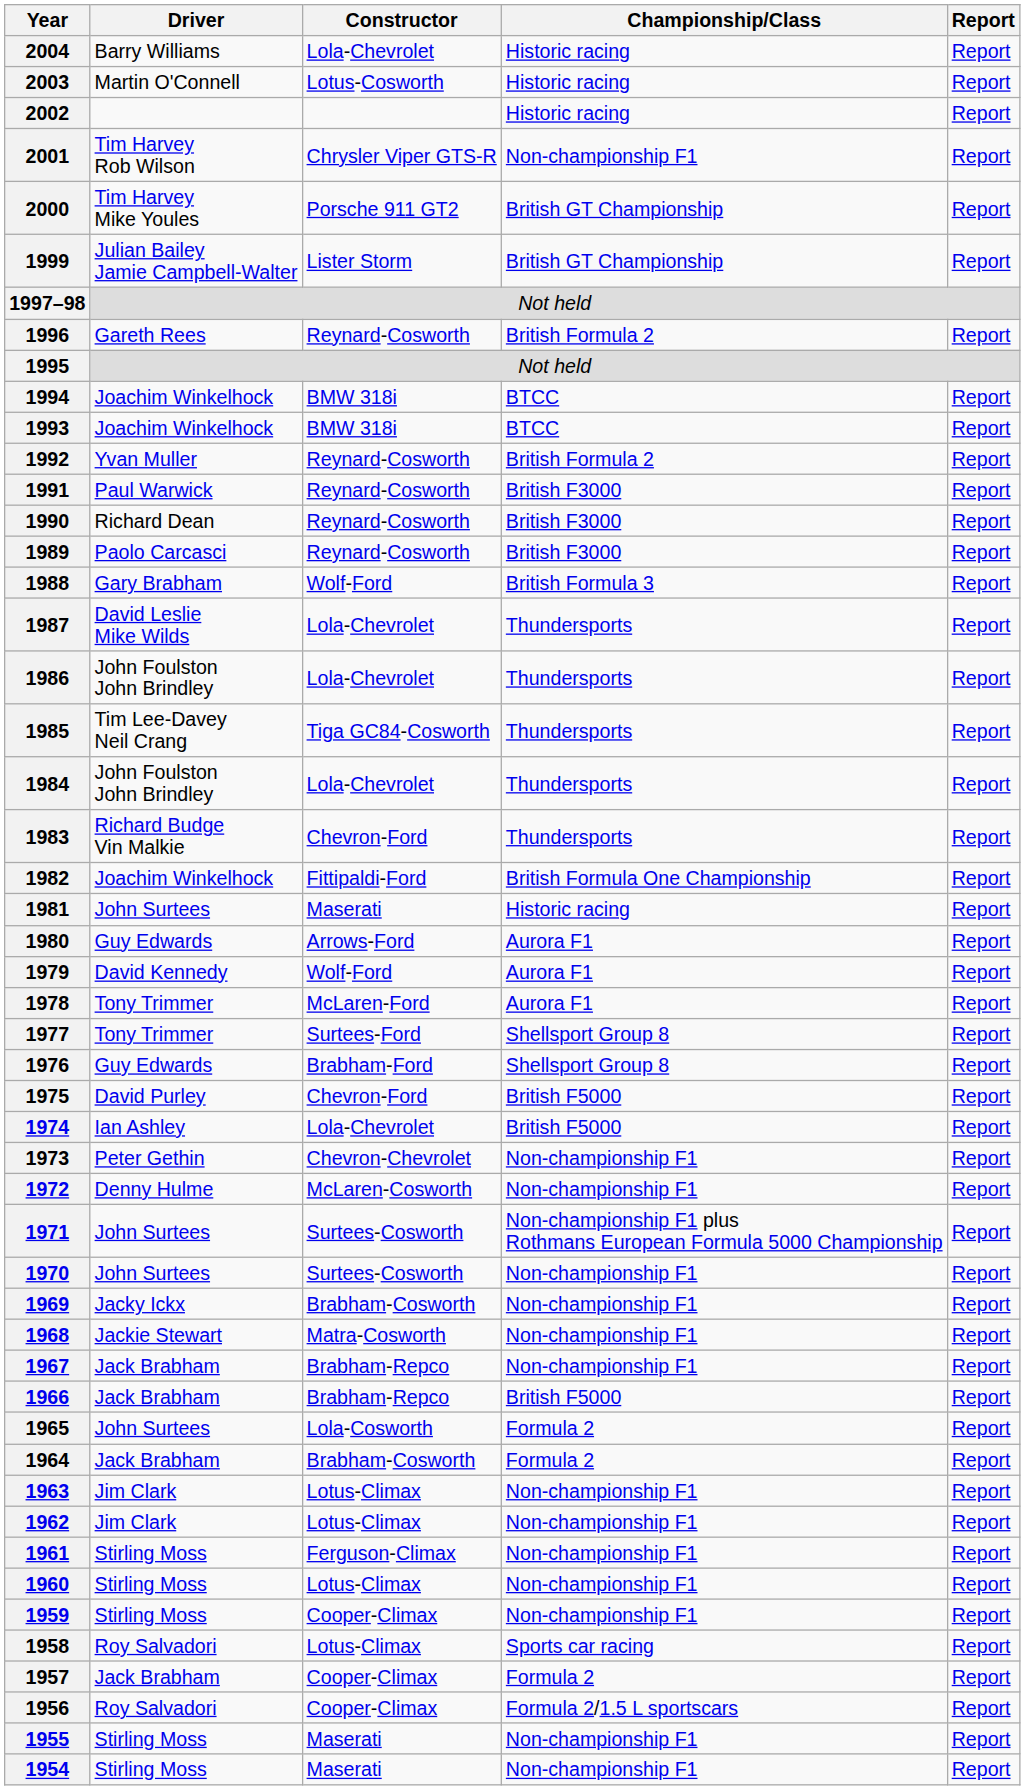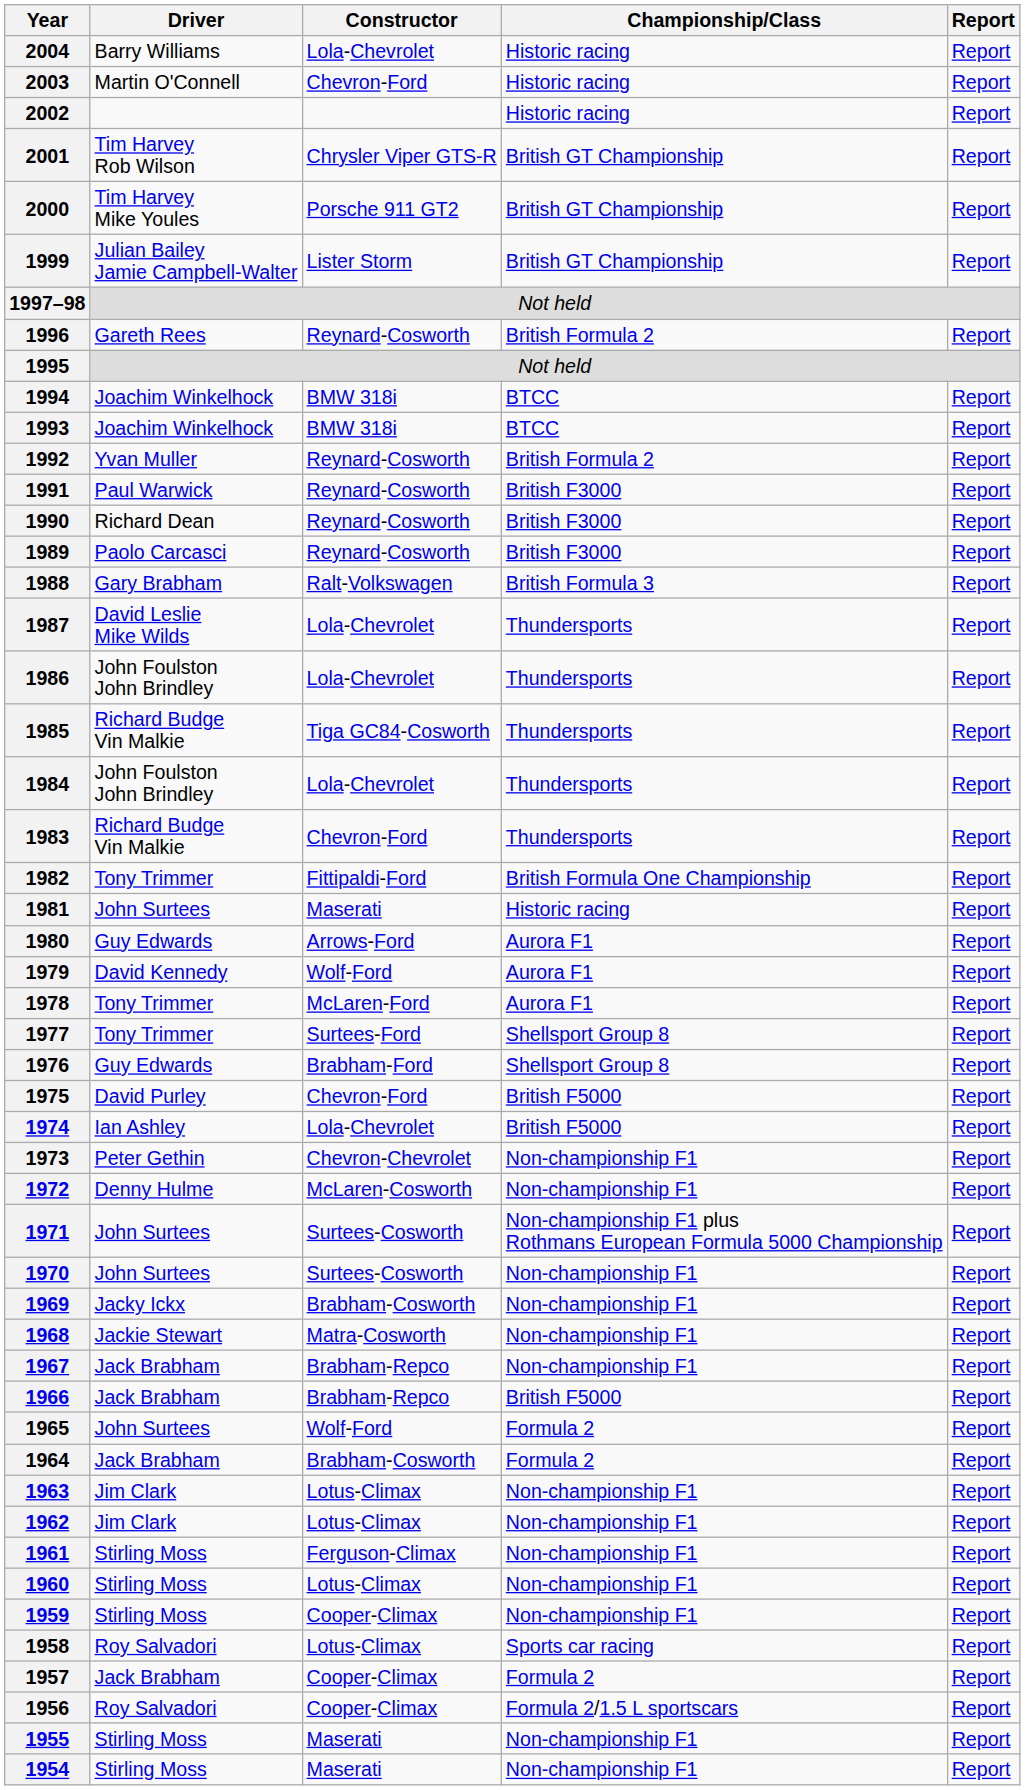(375, 82) Lotus-Cosworth -> (367, 82) Chevron-Ford
(602, 155) Non-championship F1 -> (615, 155) British GT Championship
(349, 583) Wolf-Ford -> (380, 583) Ralt-Volkswagen
(161, 731) Tim Lee-Davey Neil Crang -> (159, 731) Richard Budge Vin Malkie
(184, 879) Joachim Winkelhock -> (154, 879) Tony Trimmer
(370, 1428) Lola-Cosworth -> (349, 1428) Wolf-Ford
